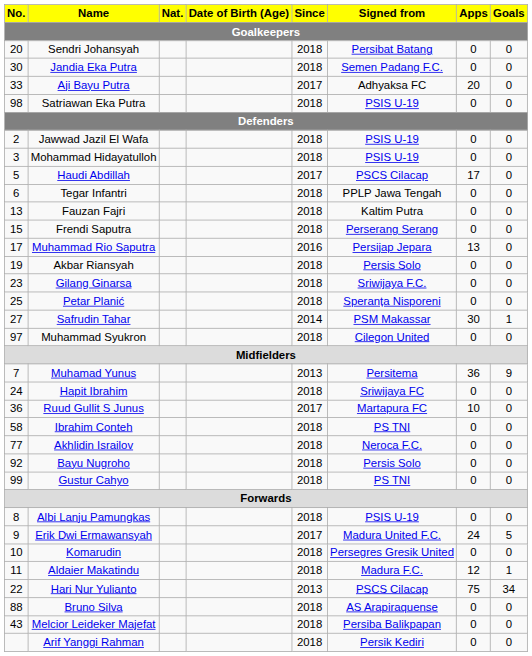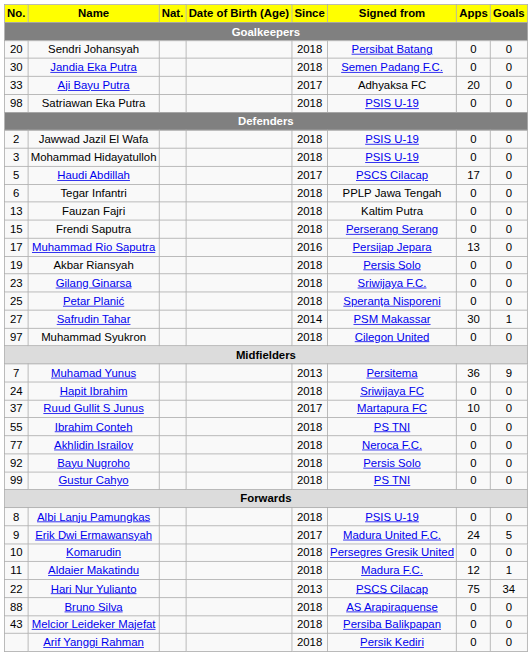(16, 409) 36 -> (16, 409) 37
(16, 427) 58 -> (16, 427) 55
